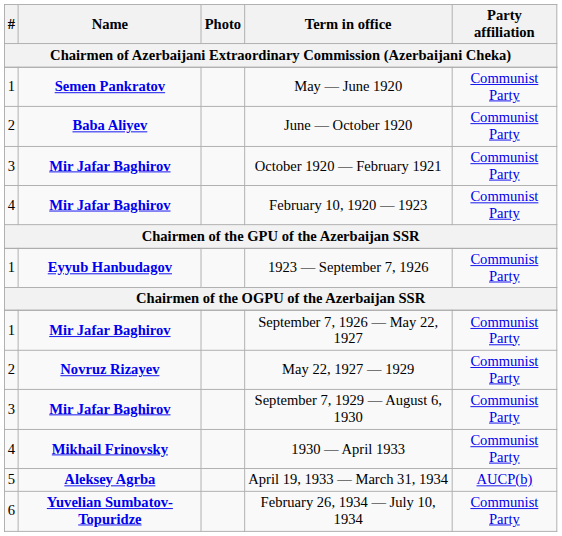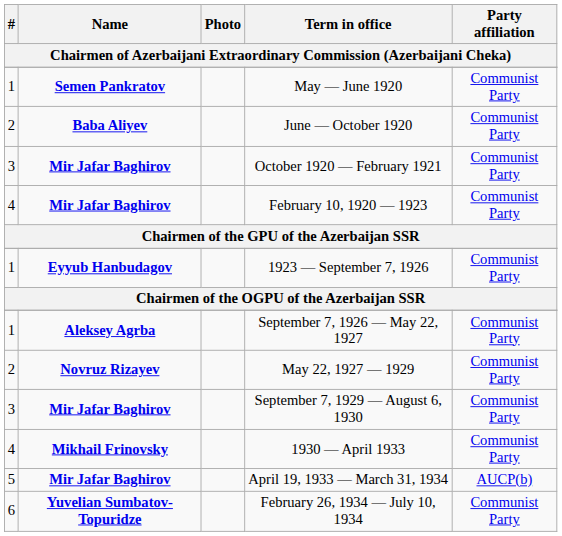(110, 330) Mir Jafar Baghirov -> (110, 330) Aleksey Agrba
(110, 480) Aleksey Agrba -> (110, 480) Mir Jafar Baghirov
